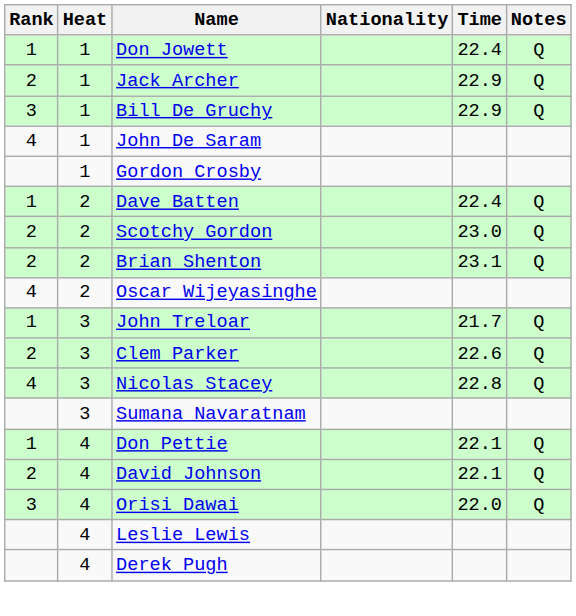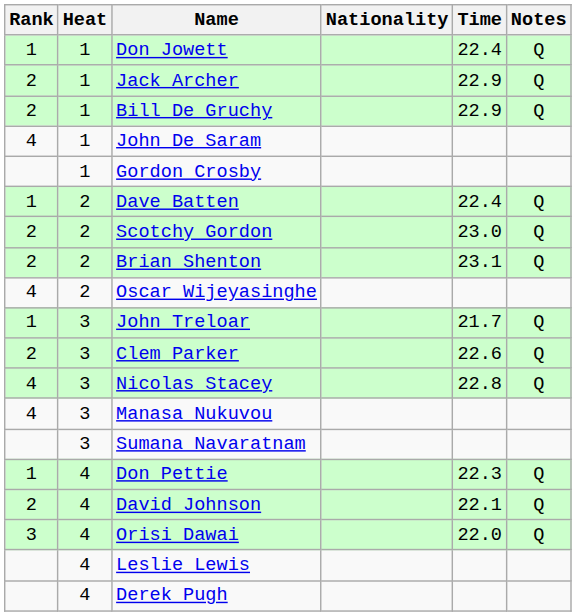(31, 111) 3 -> (31, 111) 2
+ row: (194, 414)
(480, 444) 22.1 -> (480, 474) 22.3
